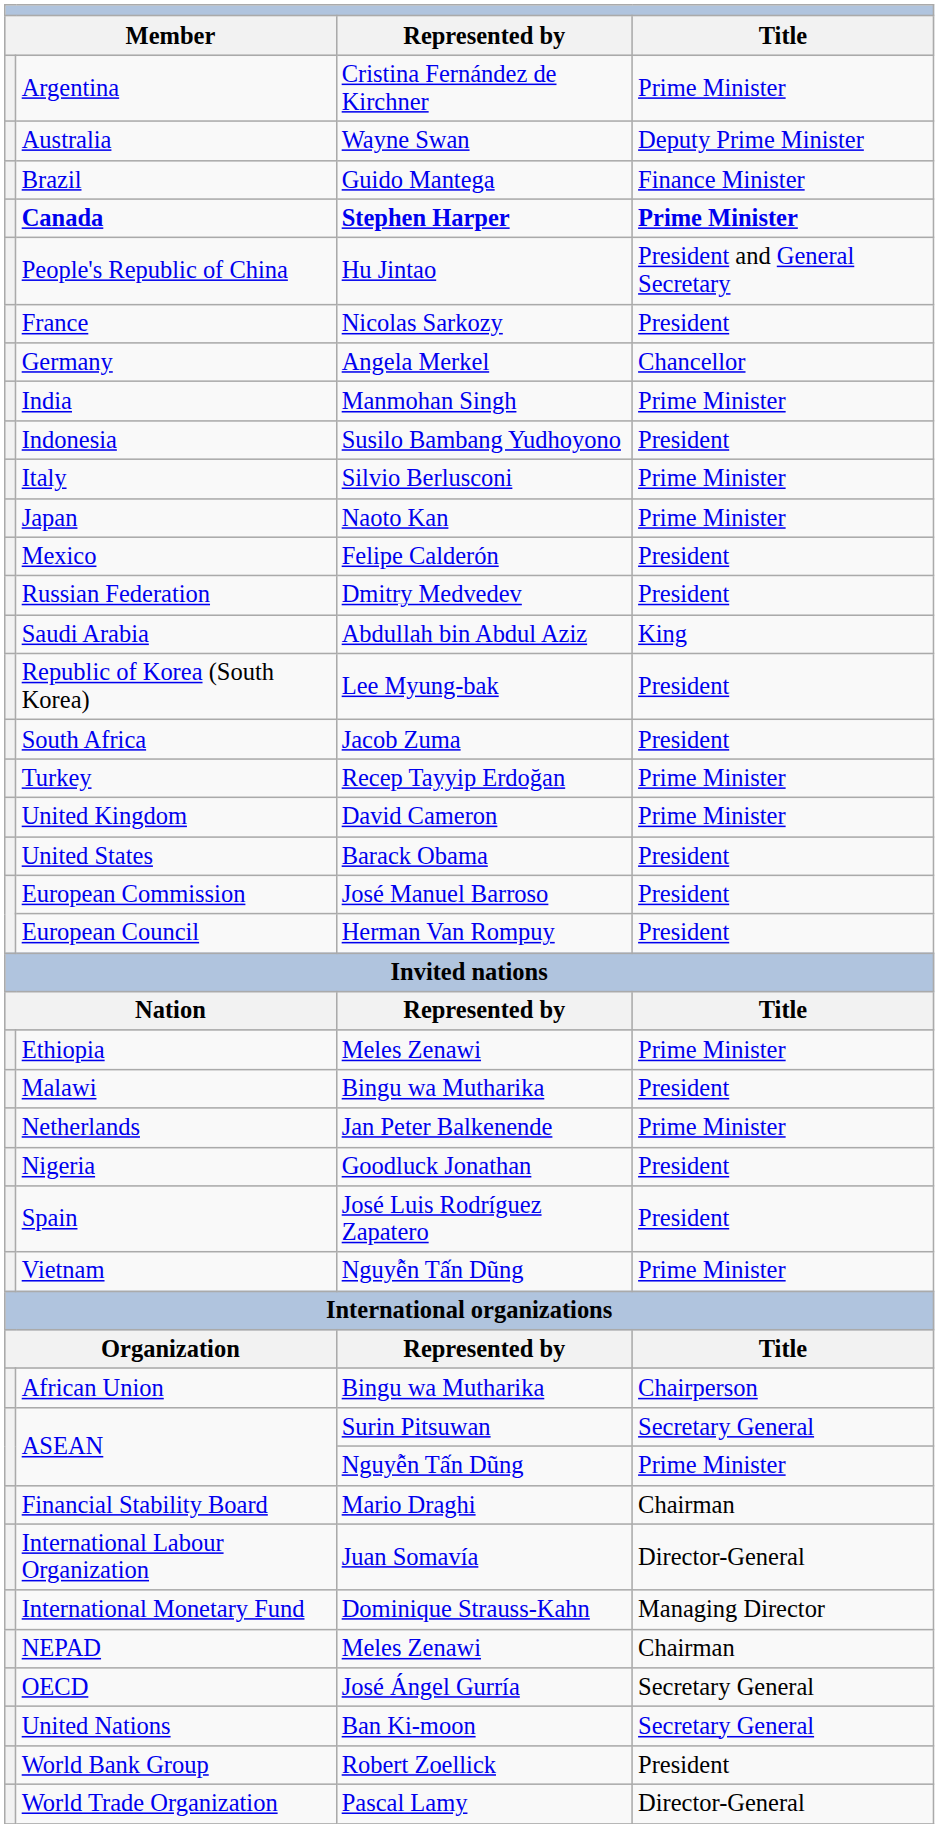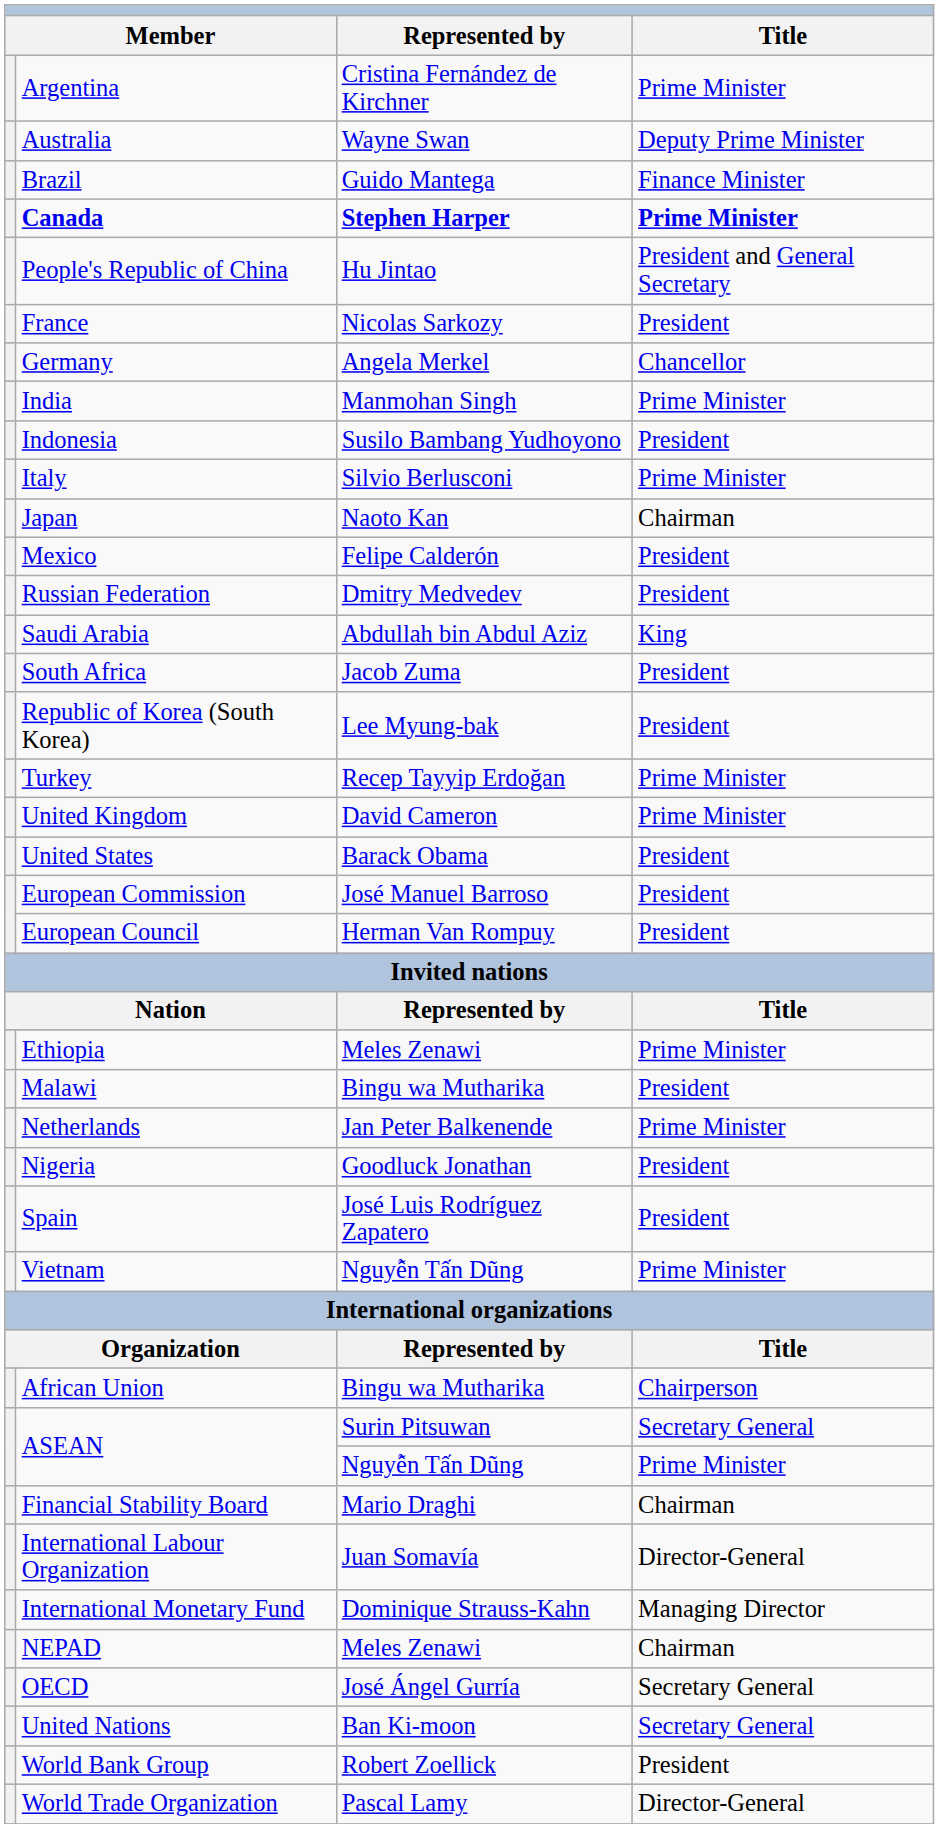(712, 517) Prime Minister -> (686, 517) Chairman
rows swapped: (84, 738) <-> (148, 686)
